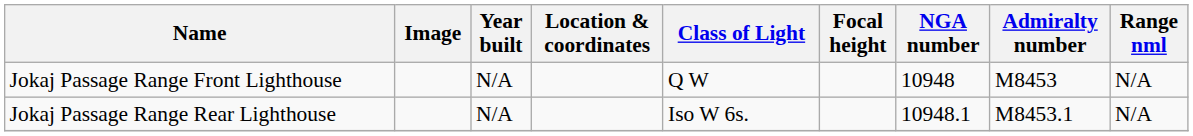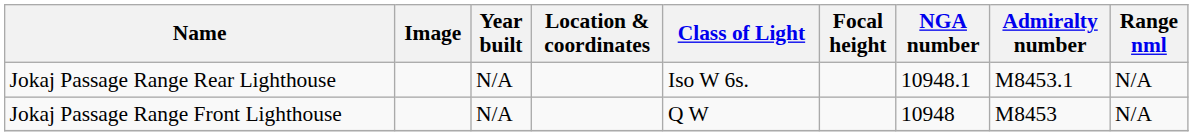rows swapped: (176, 79) <-> (173, 113)
